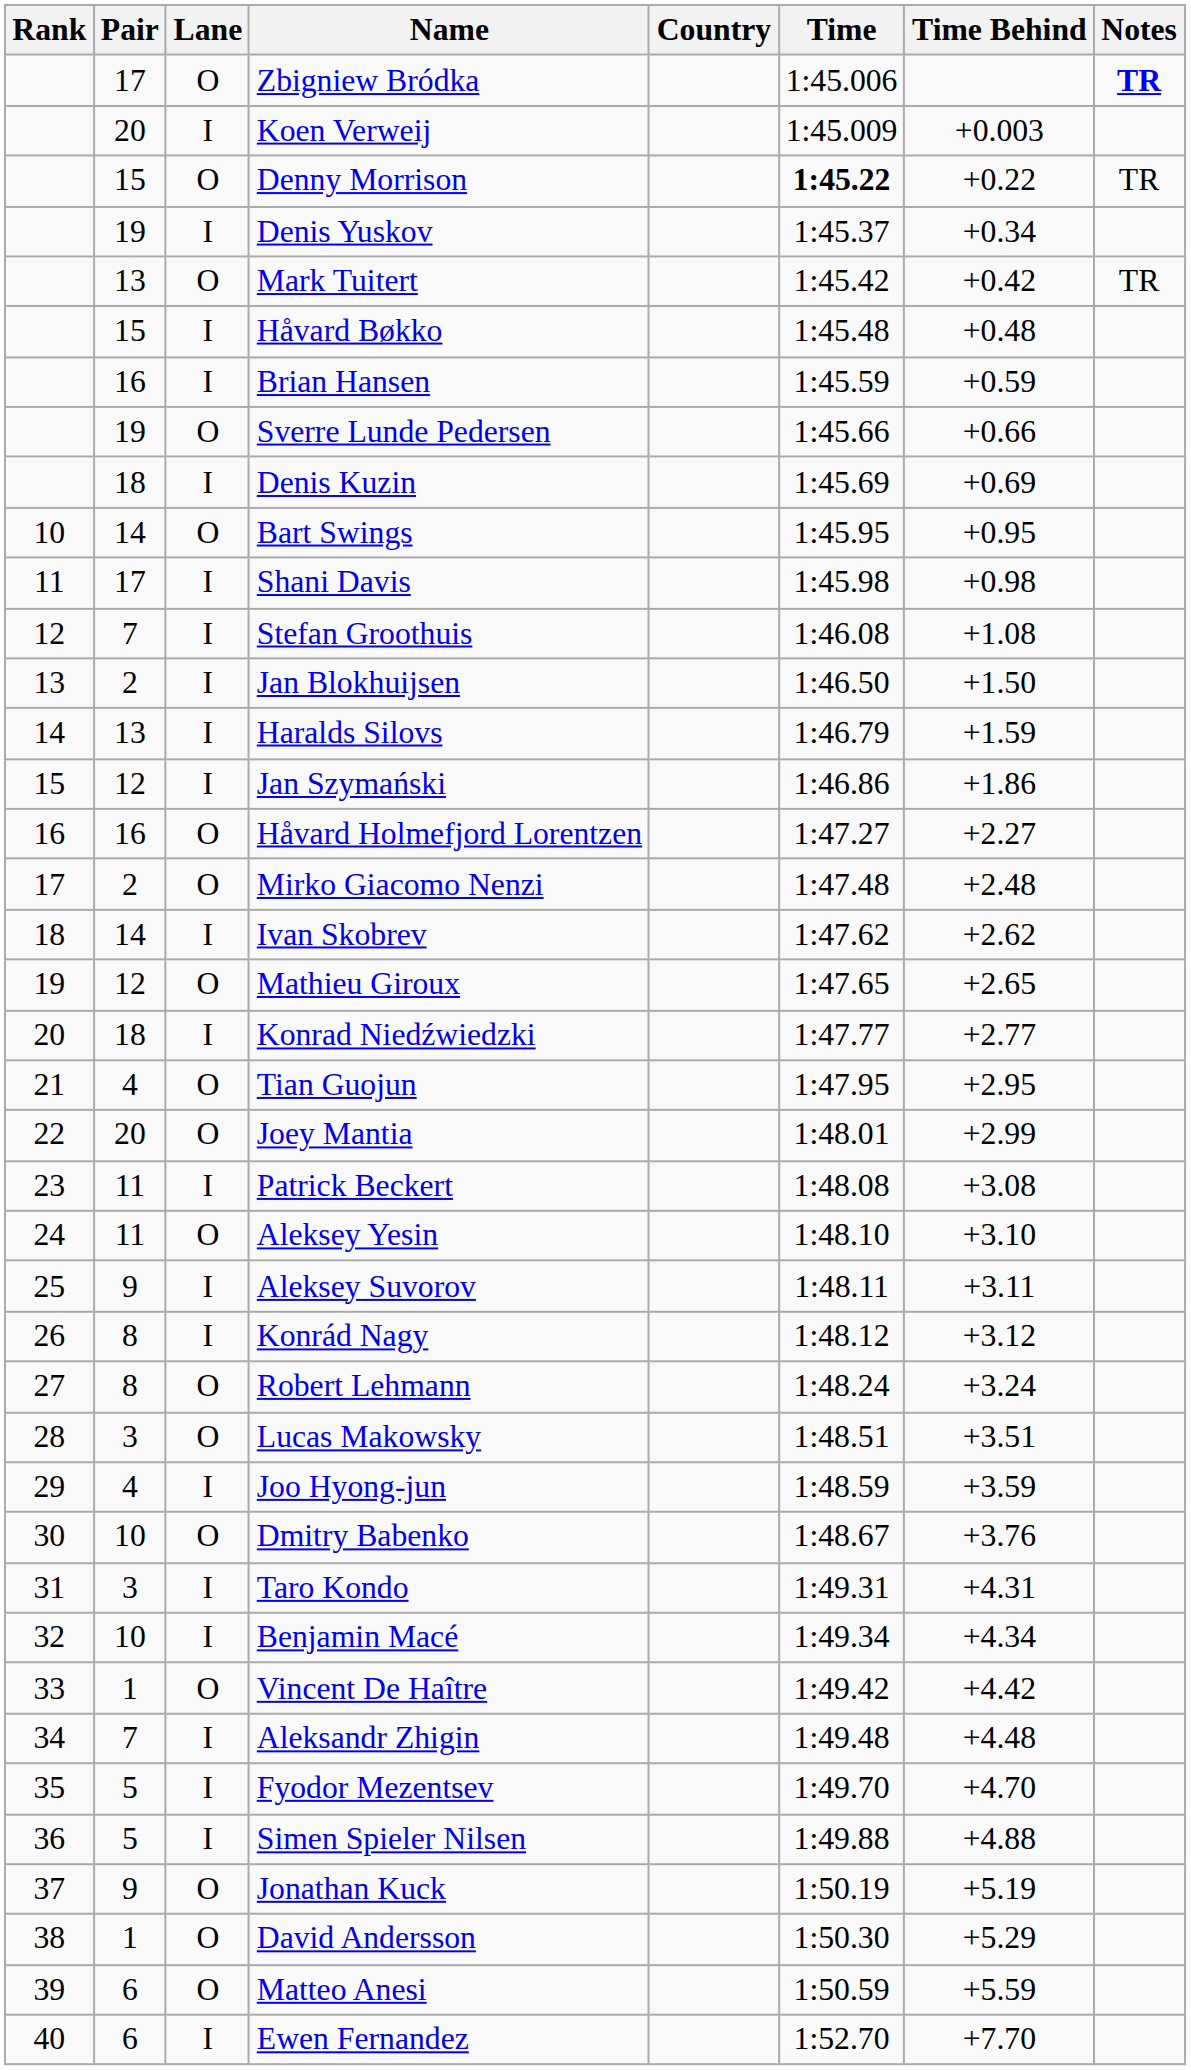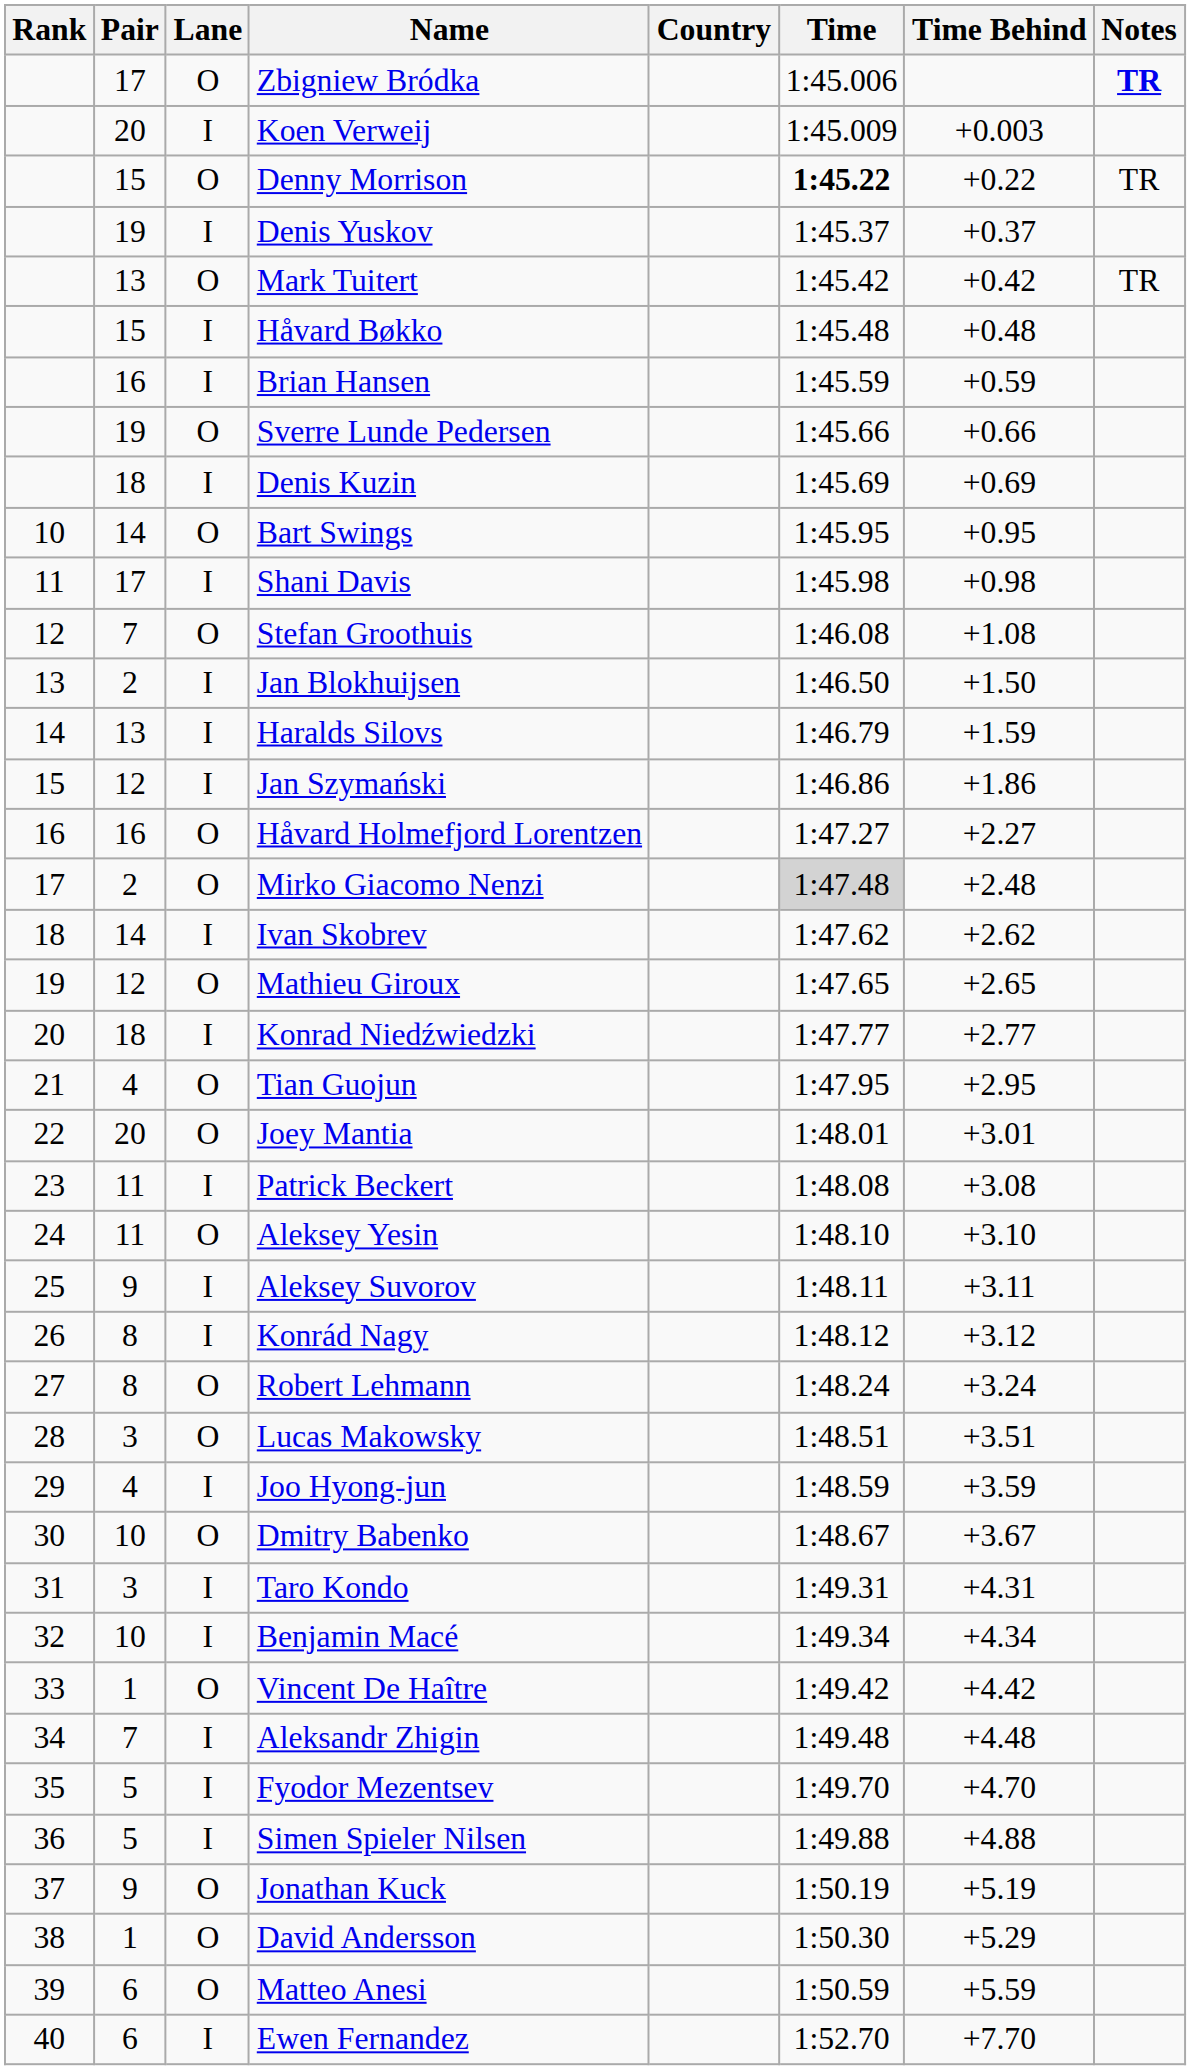(999, 230) +0.34 -> (999, 230) +0.37
(208, 632) I -> (208, 632) O
(842, 883) no background -> (842, 883) lightgrey background
(999, 1134) +2.99 -> (999, 1134) +3.01
(999, 1536) +3.76 -> (999, 1536) +3.67
